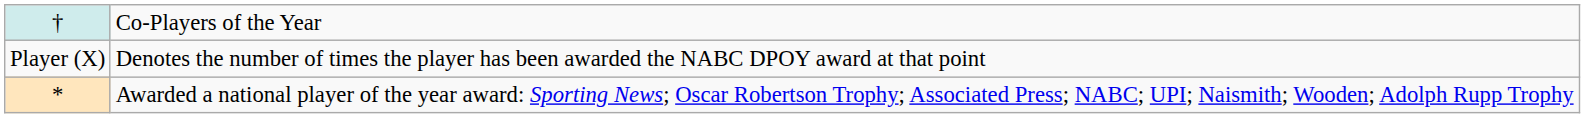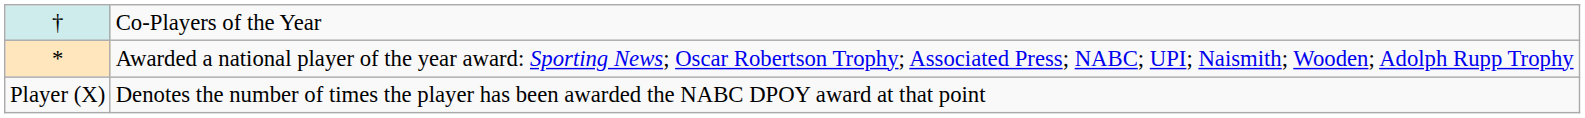rows swapped: (58, 94) <-> (58, 58)
